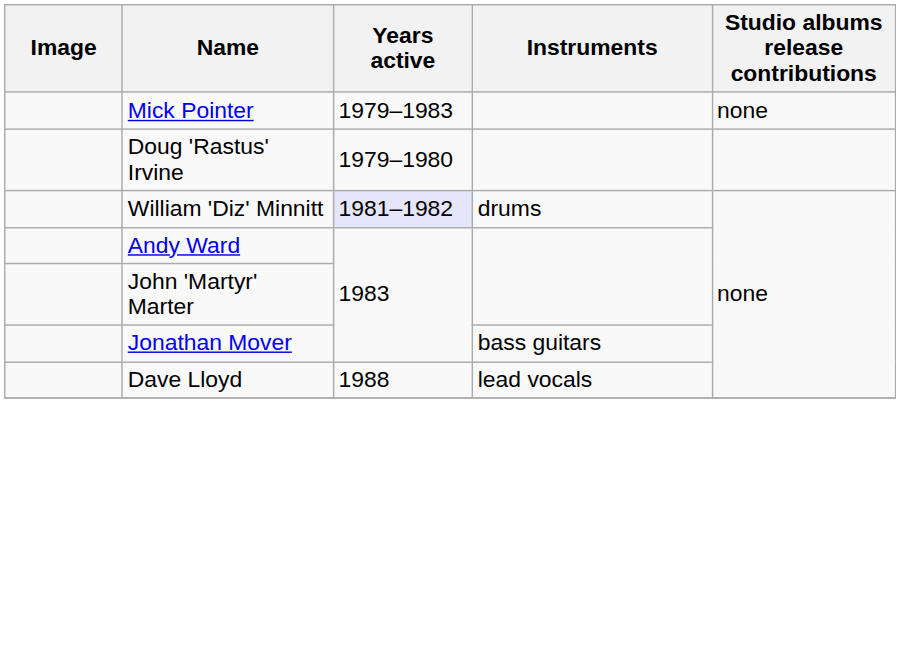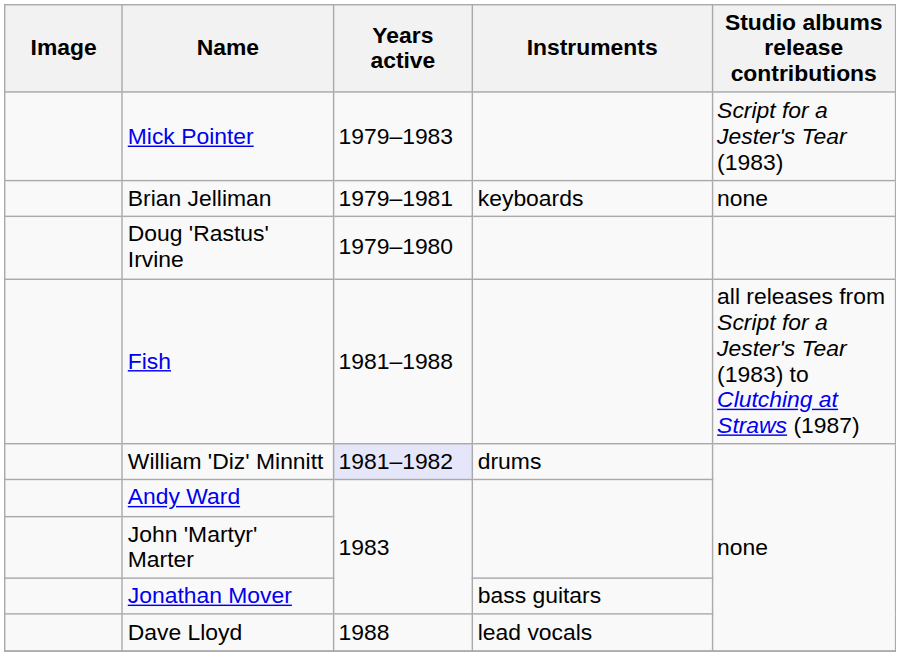(743, 110) none -> (782, 136) Script for a Jester's Tear (1983)
+ row: (200, 198)
+ row: (149, 360)
